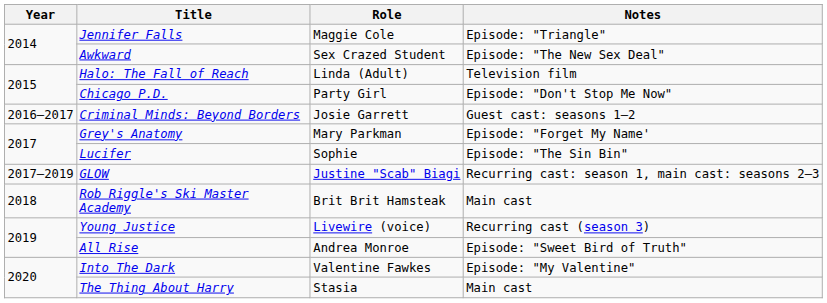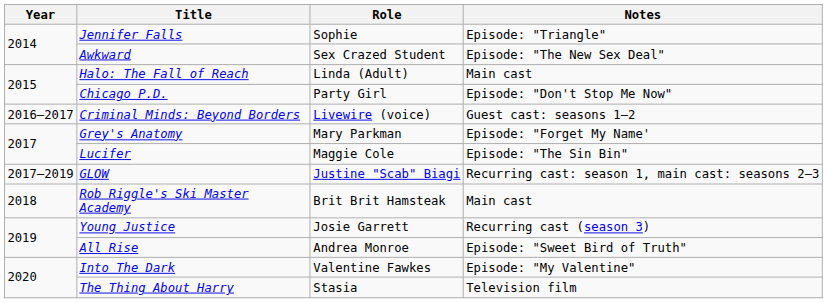(354, 34) Maggie Cole -> (335, 34) Sophie
(521, 74) Television film -> (499, 74) Main cast
(361, 114) Josie Garrett -> (372, 114) Livewire (voice)
(335, 154) Sophie -> (354, 154) Maggie Cole
(372, 228) Livewire (voice) -> (361, 228) Josie Garrett
(499, 287) Main cast -> (521, 287) Television film
